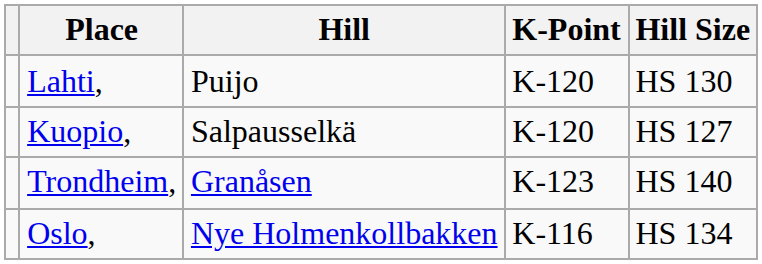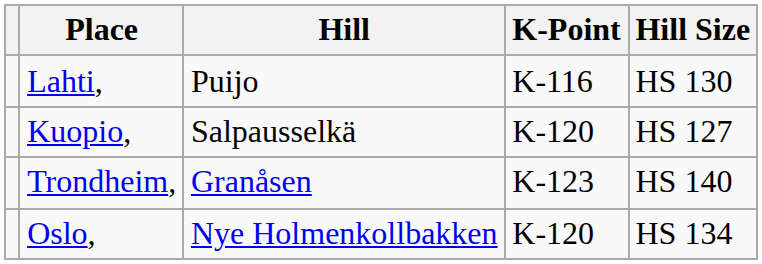(553, 80) K-120 -> (553, 80) K-116
(553, 232) K-116 -> (553, 232) K-120
